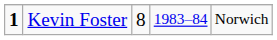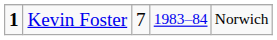(141, 19) 8 -> (141, 19) 7
